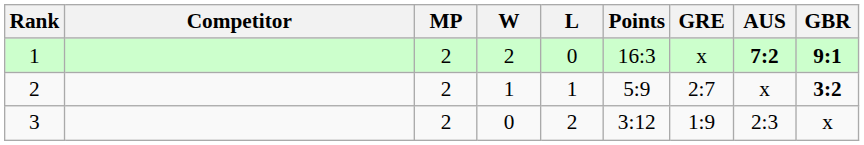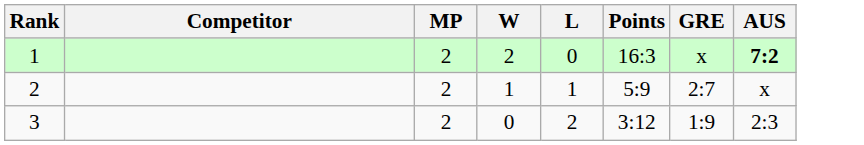- column: (828, 21)
